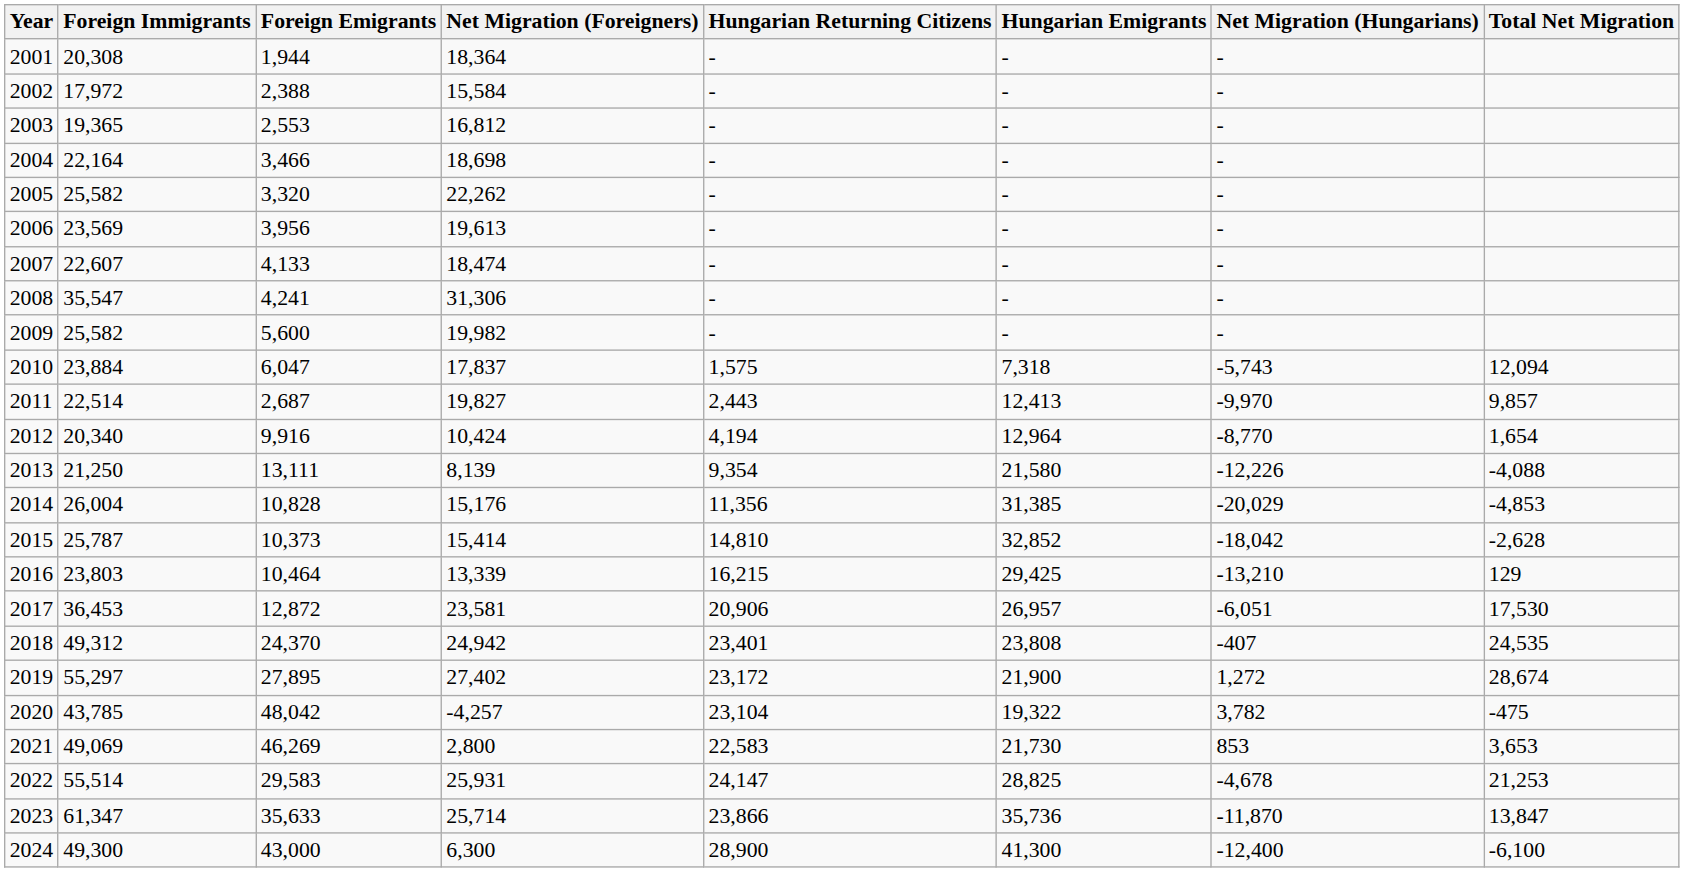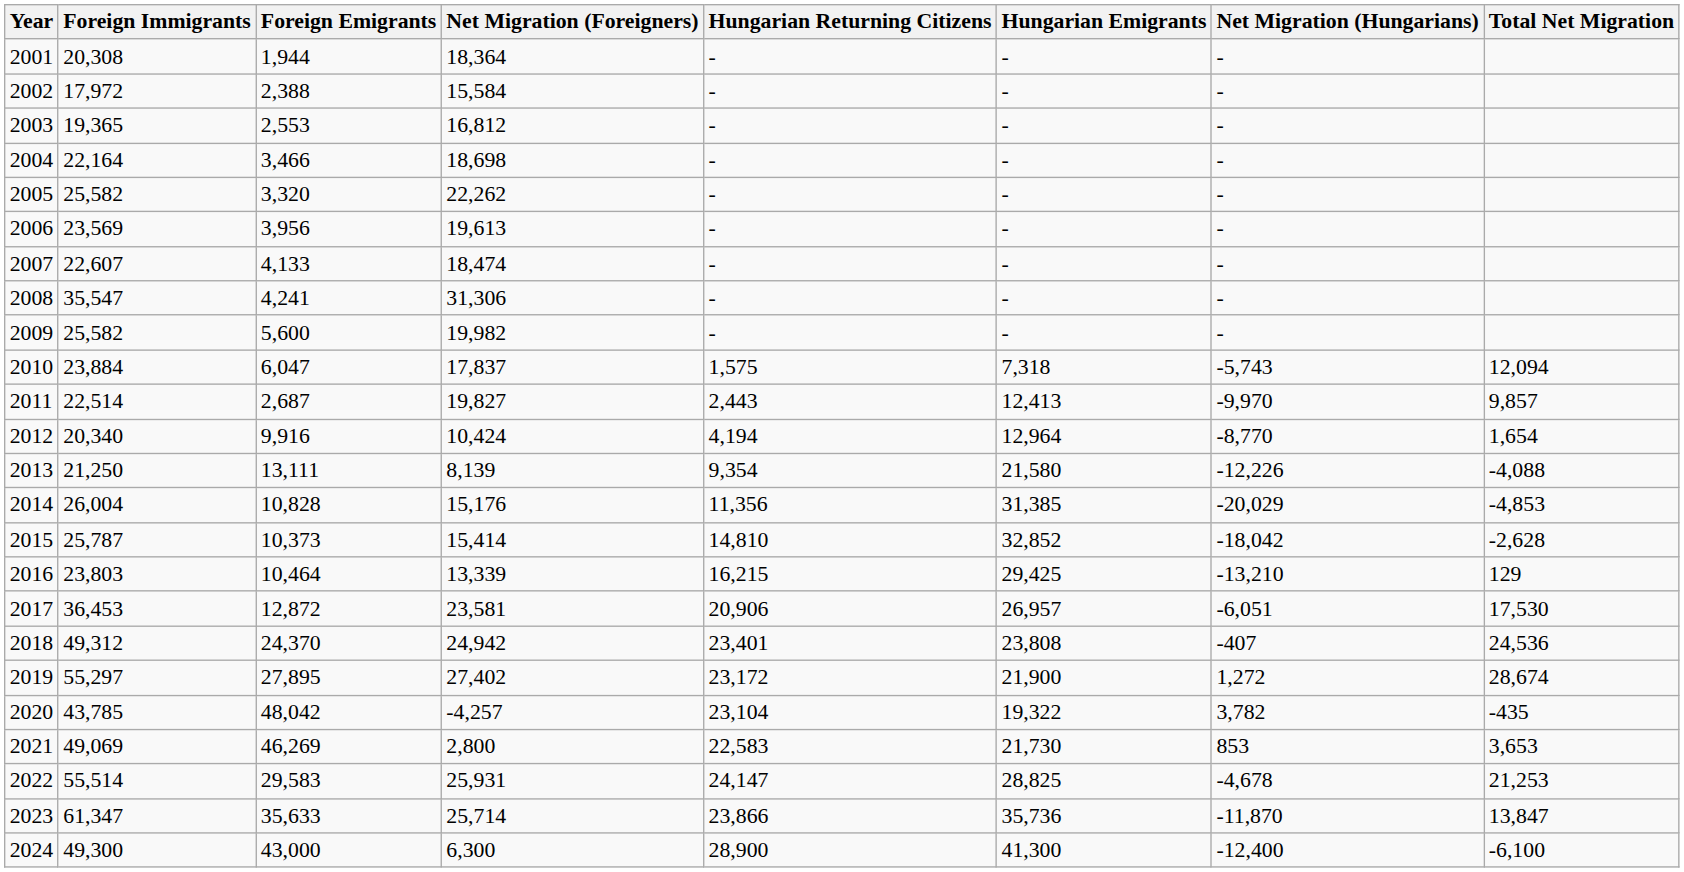(1519, 642) 24,535 -> (1519, 642) 24,536
(1509, 711) -475 -> (1509, 711) -435
